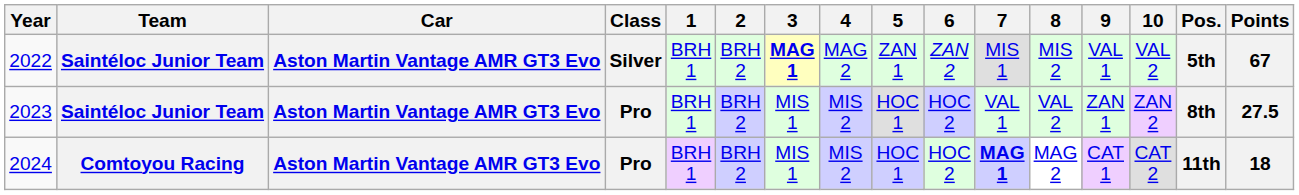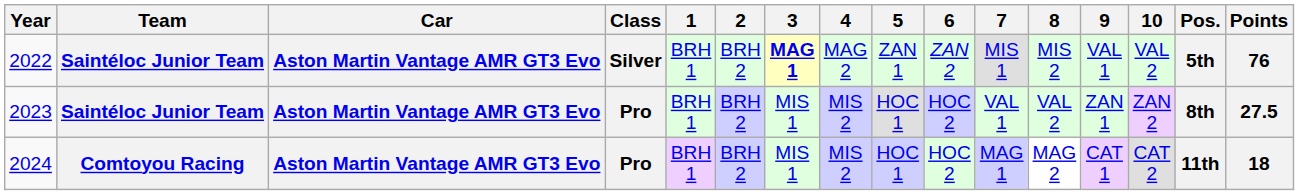(1260, 60) 67 -> (1259, 60) 76
(1002, 163) bold -> (1002, 163) normal
